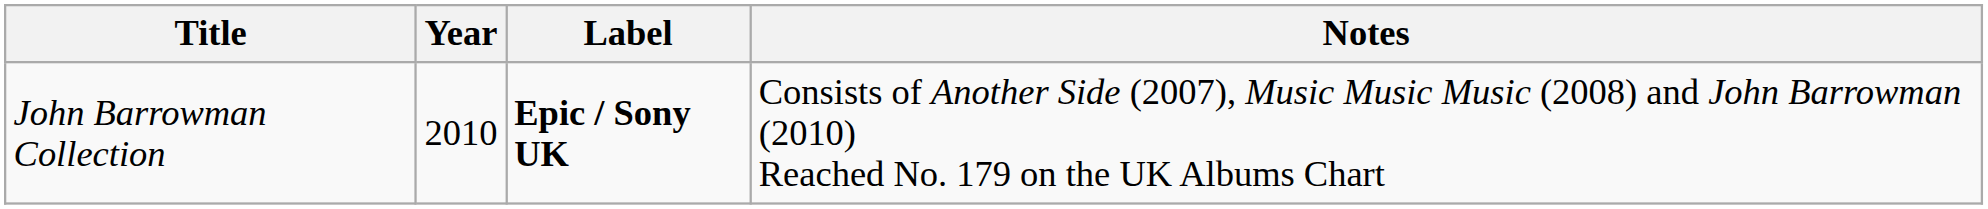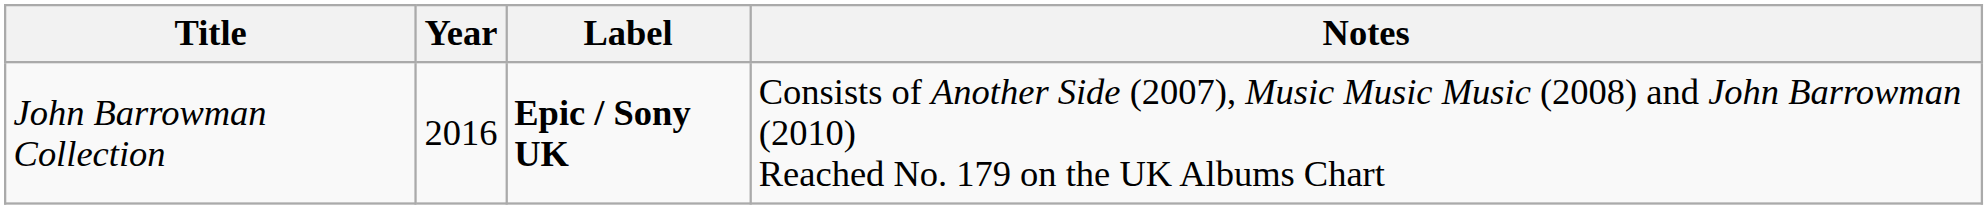(461, 132) 2010 -> (461, 132) 2016
